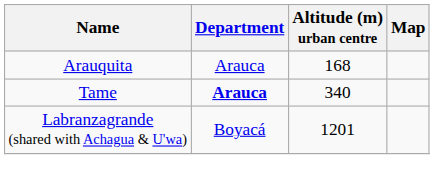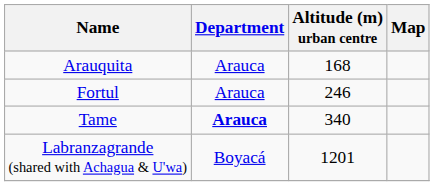+ row: (98, 92)
